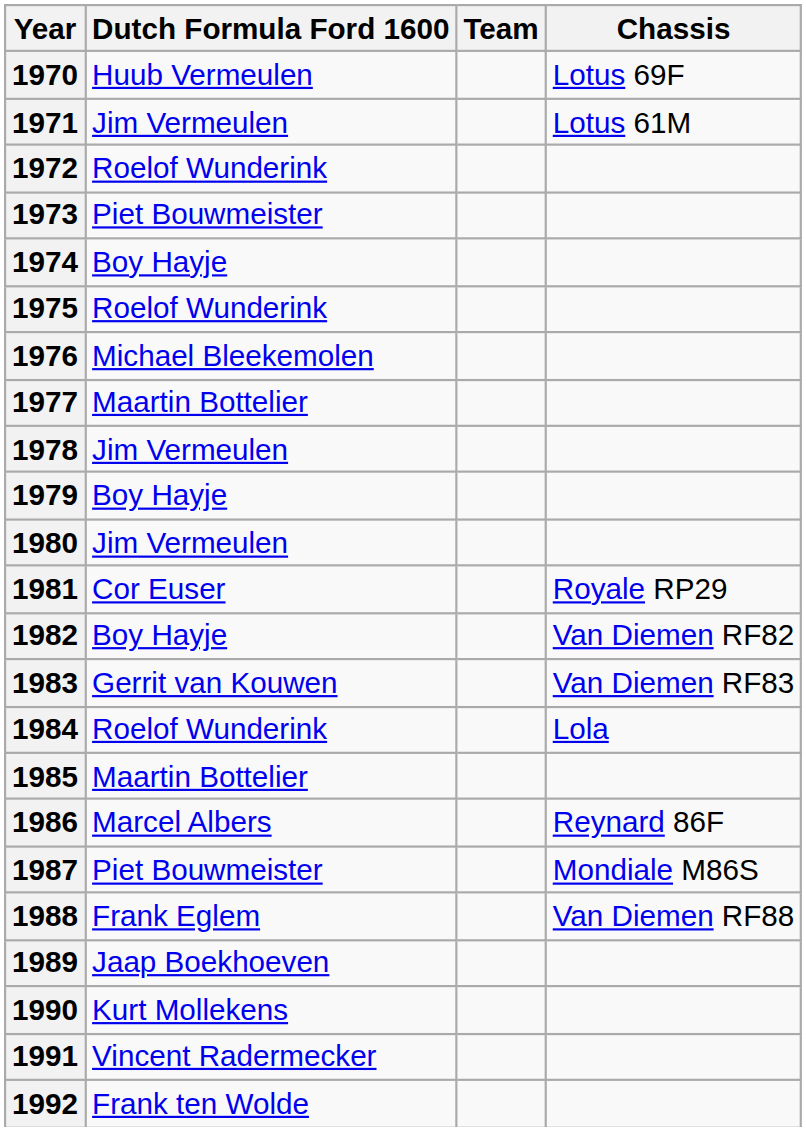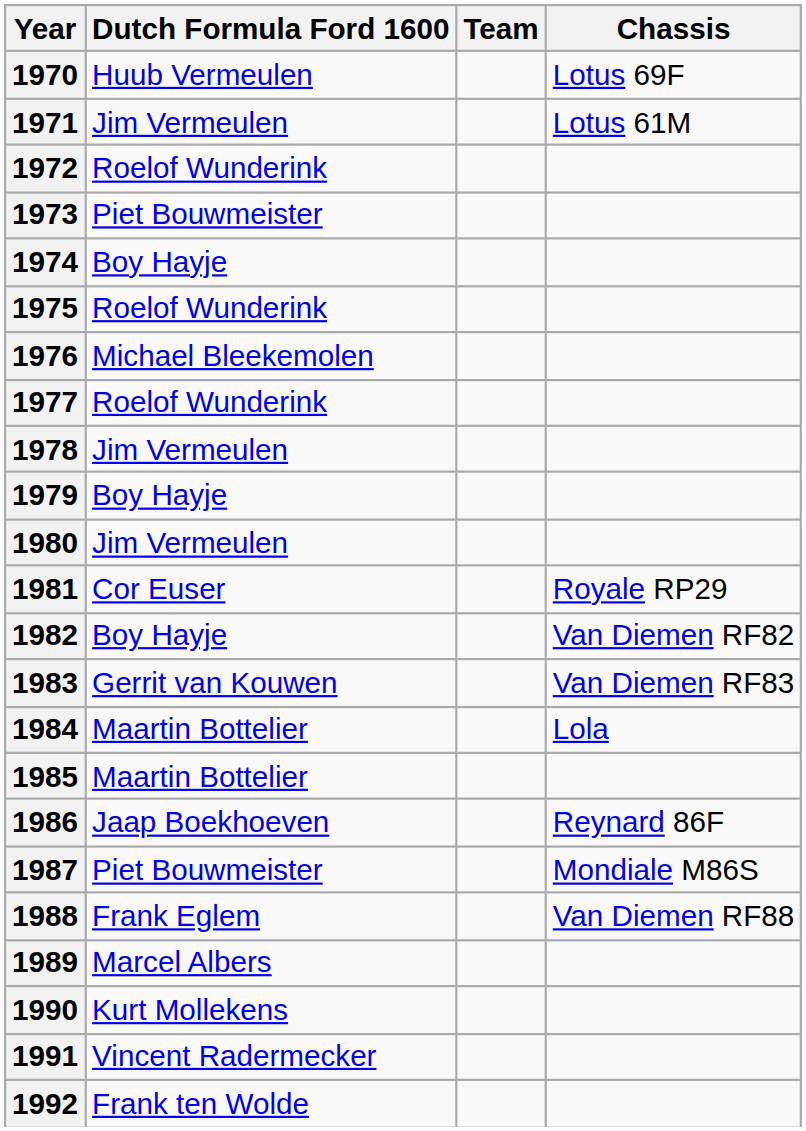(200, 402) Maartin Bottelier -> (210, 402) Roelof Wunderink
(210, 729) Roelof Wunderink -> (200, 729) Maartin Bottelier
(182, 823) Marcel Albers -> (211, 823) Jaap Boekhoeven
(211, 963) Jaap Boekhoeven -> (182, 963) Marcel Albers
